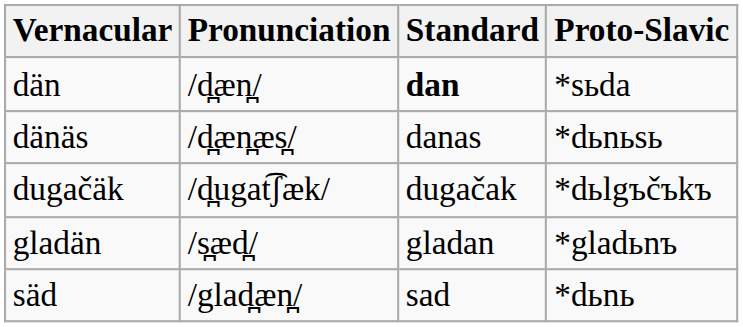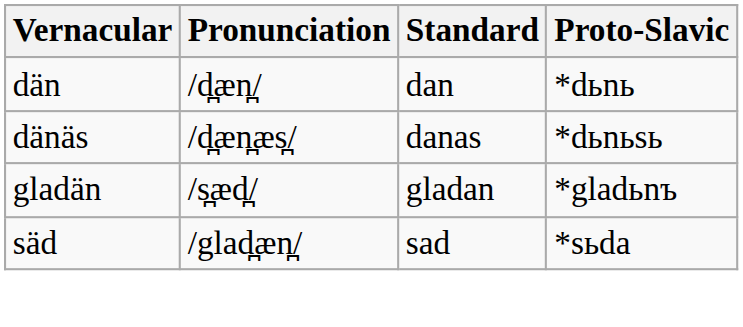(433, 83) bold -> (430, 83) normal
(592, 83) *sьda -> (594, 83) *dьnь
- row: (68, 189)
(594, 294) *dьnь -> (592, 242) *sьda
